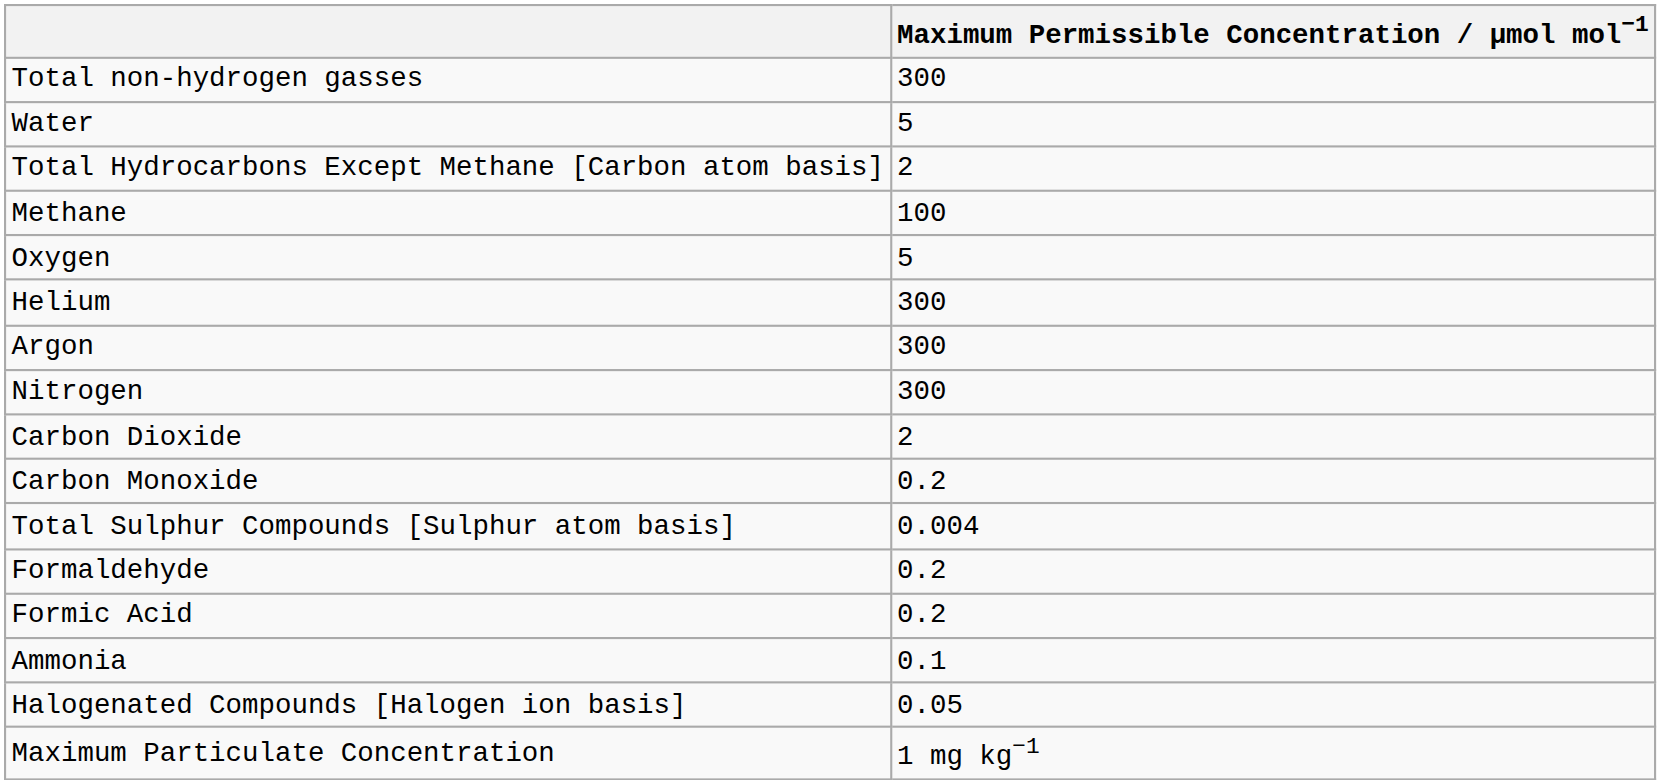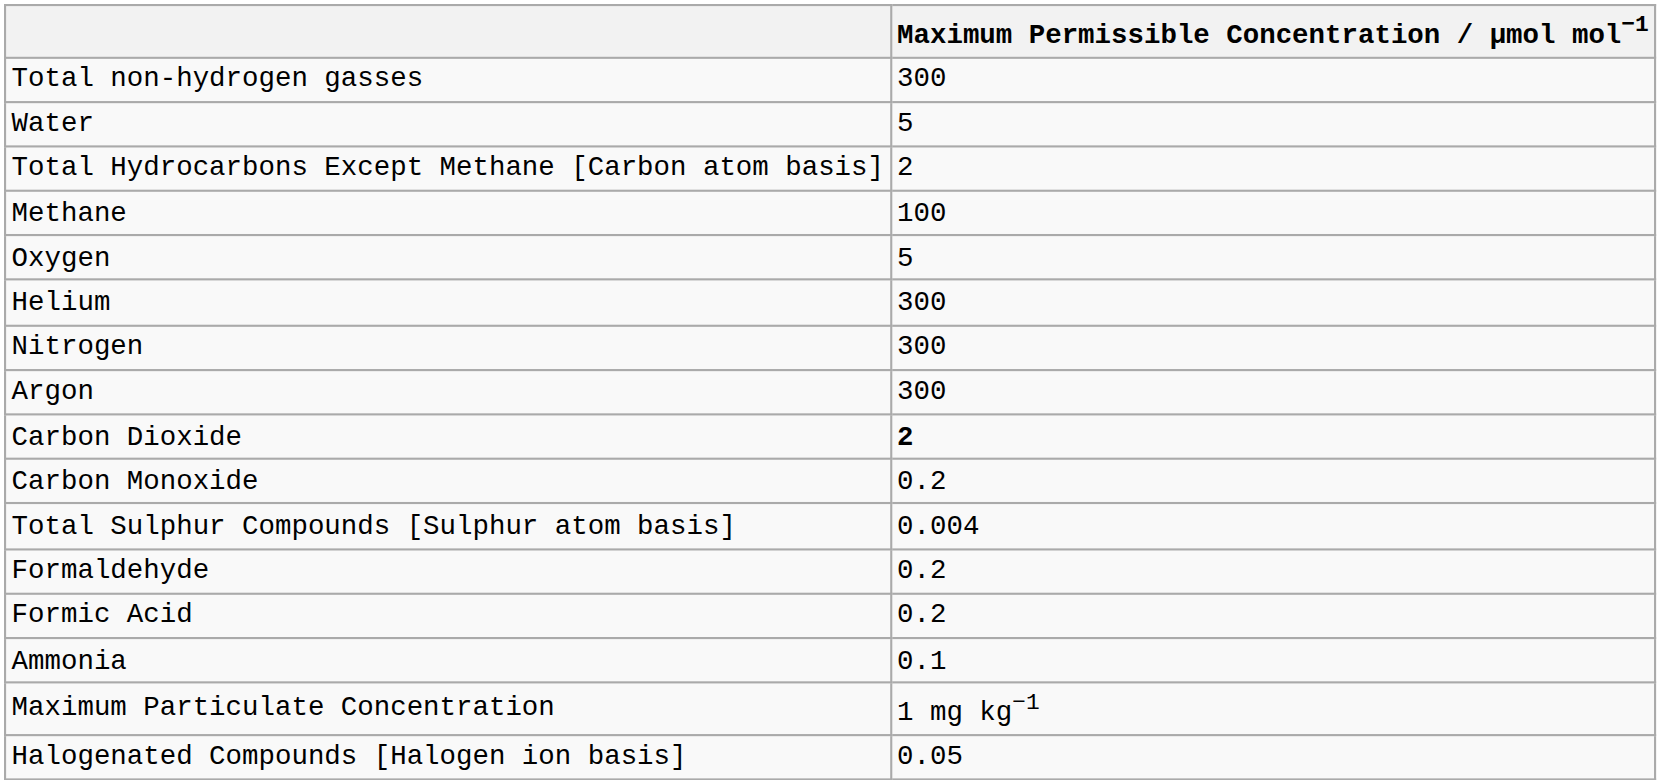rows swapped: (77, 392) <-> (53, 347)
(905, 437) normal -> (905, 437) bold
rows swapped: (349, 705) <-> (283, 753)
